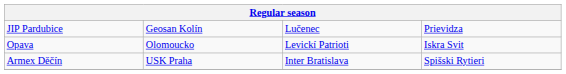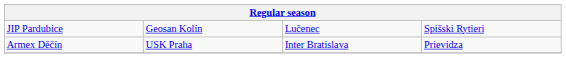(443, 28) Prievidza -> (454, 28) Spišski Rytieri
- row: (20, 45)
(454, 61) Spišski Rytieri -> (443, 45) Prievidza
